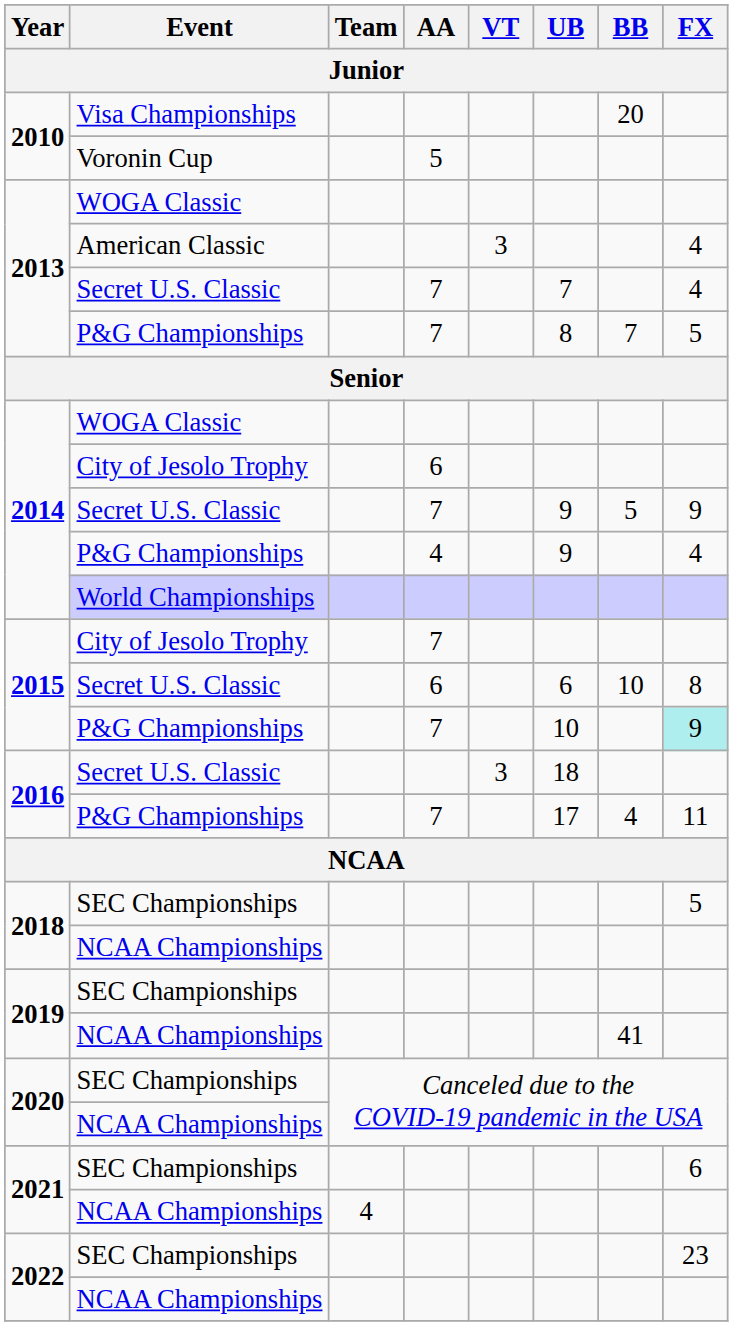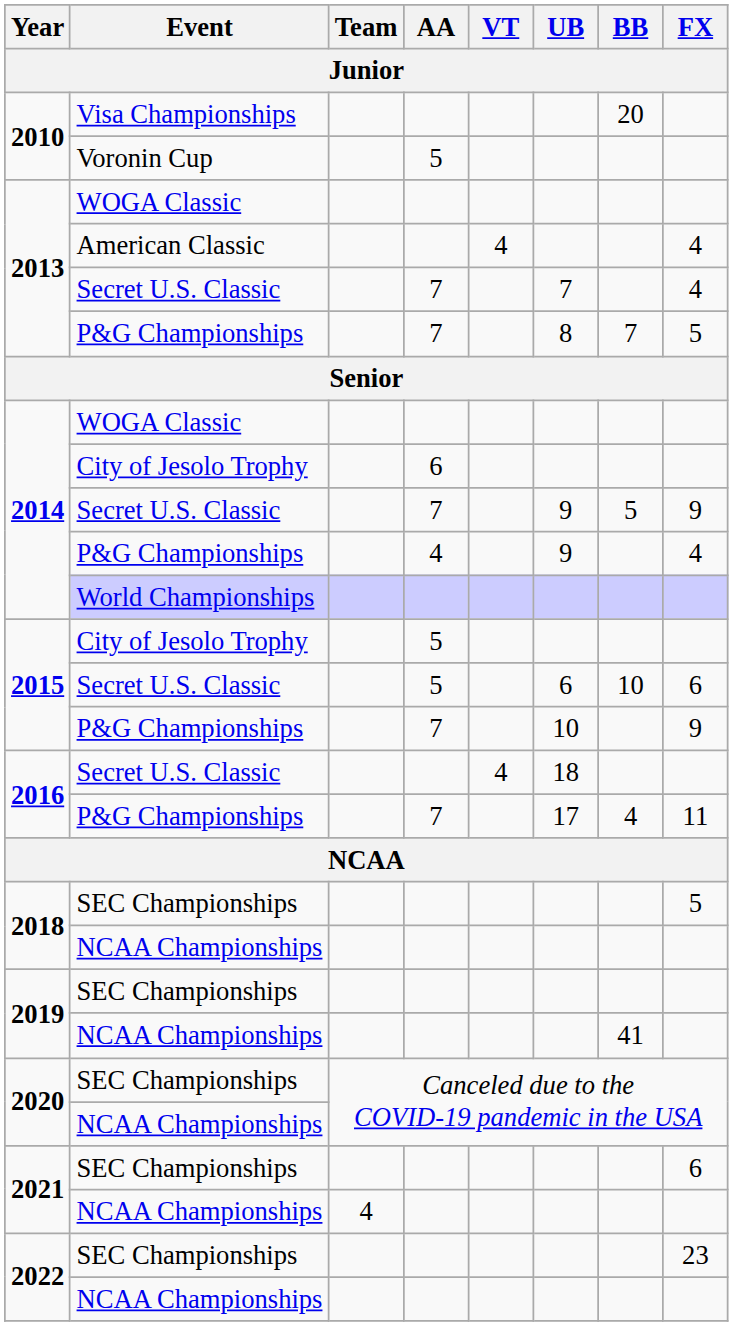(501, 245) 3 -> (501, 245) 4
(436, 640) 7 -> (436, 640) 5
(436, 684) 6 -> (436, 684) 5
(695, 684) 8 -> (695, 684) 6
(695, 728) paleturquoise background -> (695, 728) no background
(501, 772) 3 -> (501, 772) 4
